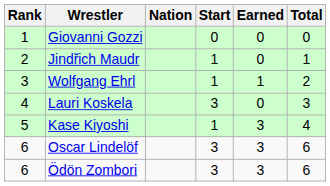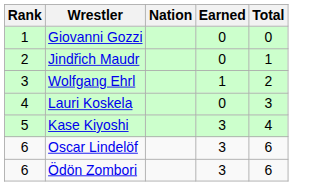- column: (214, 15)
